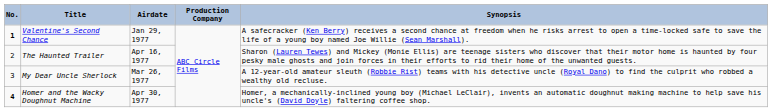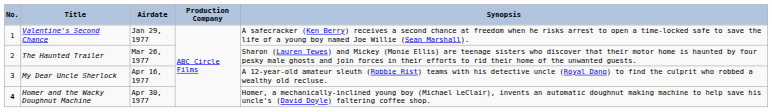(12, 35) bold -> (12, 35) normal
(147, 55) Apr 16, 1977 -> (147, 55) Mar 26, 1977
(147, 76) Mar 26, 1977 -> (147, 76) Apr 16, 1977
